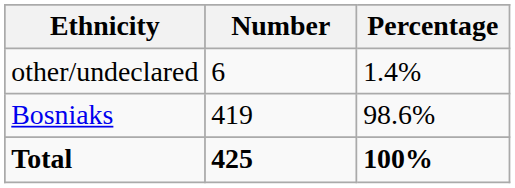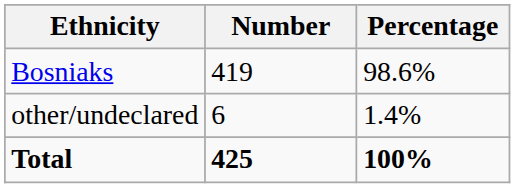rows swapped: (62, 114) <-> (105, 70)
